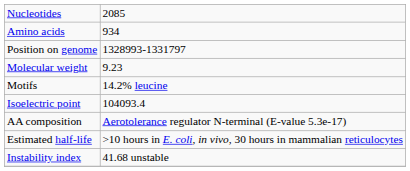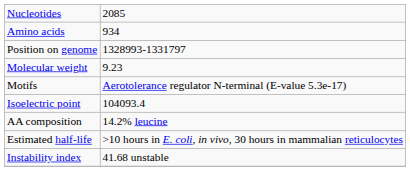(135, 85) 14.2% leucine -> (224, 85) Aerotolerance regulator N-terminal (E-value 5.3e-17)
(224, 121) Aerotolerance regulator N-terminal (E-value 5.3e-17) -> (135, 121) 14.2% leucine
